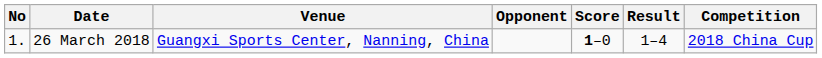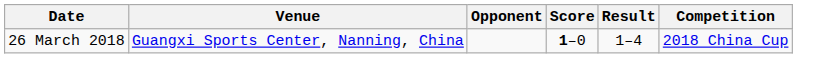- column: (17, 17)
